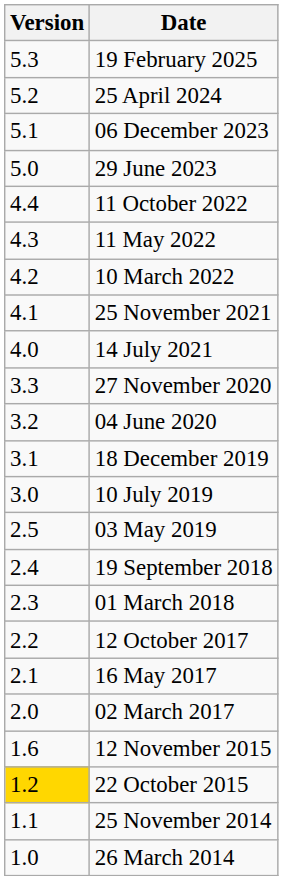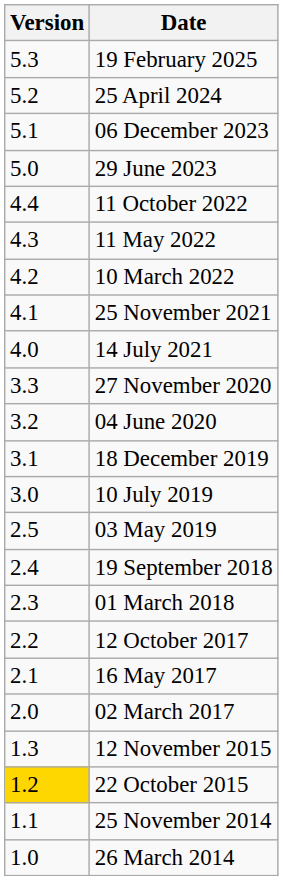(24, 748) 1.6 -> (24, 748) 1.3
